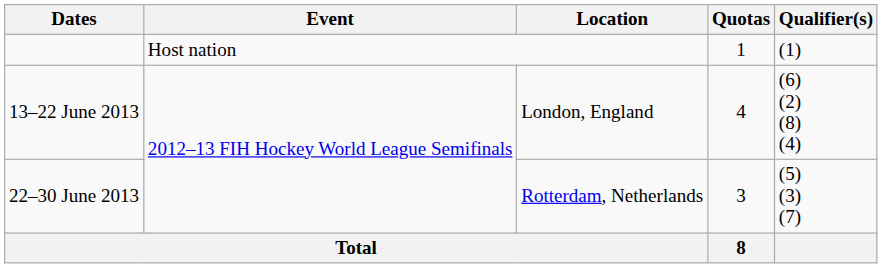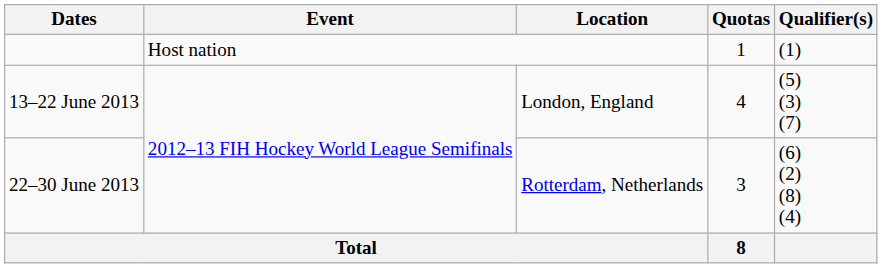(790, 112) (6) (2) (8) (4) -> (790, 101) (5) (3) (7)
(790, 195) (5) (3) (7) -> (790, 185) (6) (2) (8) (4)
